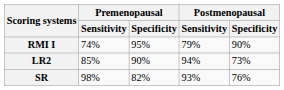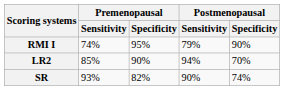(241, 61) 73% -> (241, 61) 70%
(90, 77) 98% -> (90, 77) 93%
(191, 77) 93% -> (191, 77) 90%
(241, 77) 76% -> (241, 77) 74%
